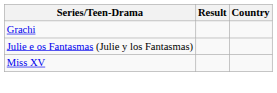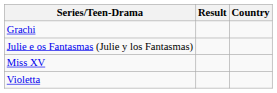+ row: (23, 79)
